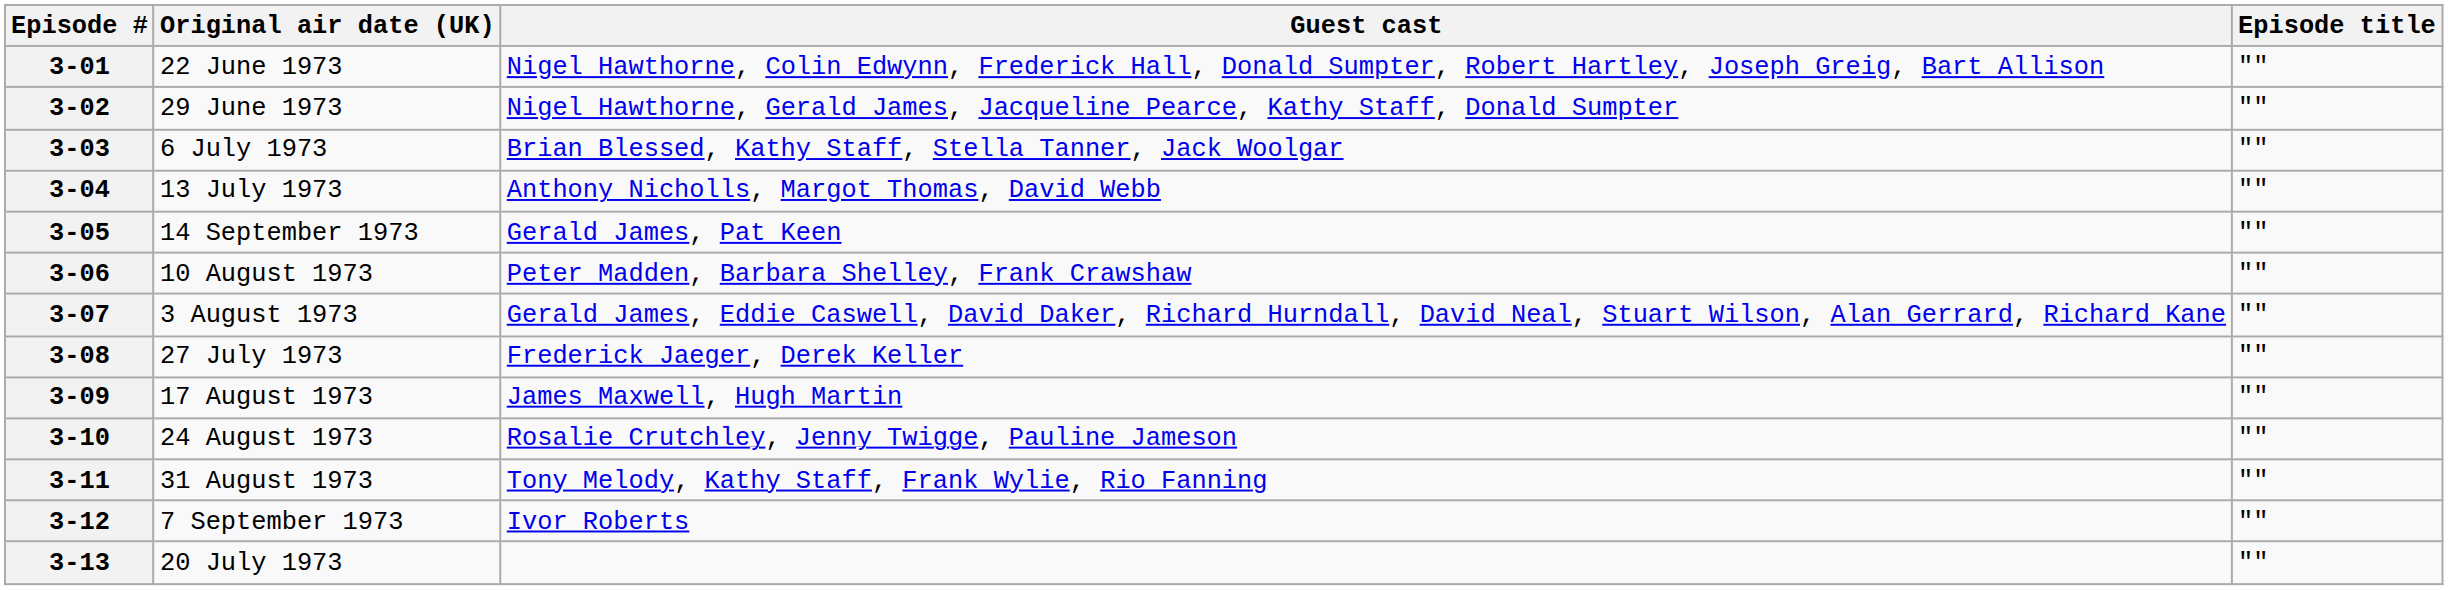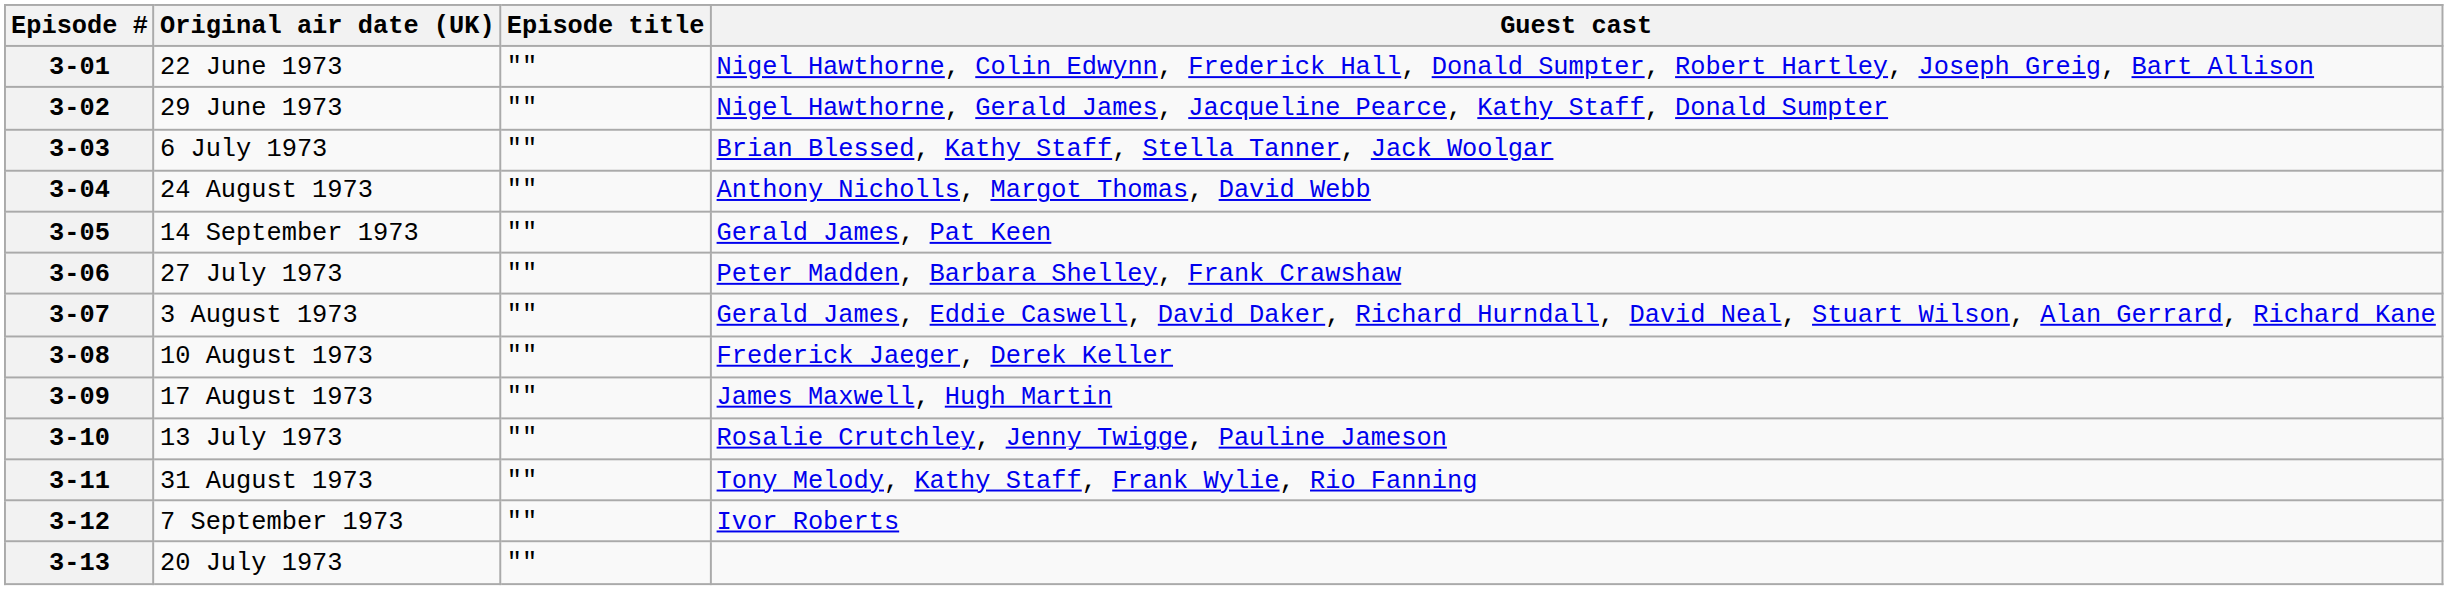columns swapped: (2337, 26) <-> (1366, 26)
(251, 191) 13 July 1973 -> (266, 191) 24 August 1973
(266, 274) 10 August 1973 -> (251, 274) 27 July 1973
(251, 356) 27 July 1973 -> (266, 356) 10 August 1973
(266, 439) 24 August 1973 -> (251, 439) 13 July 1973
